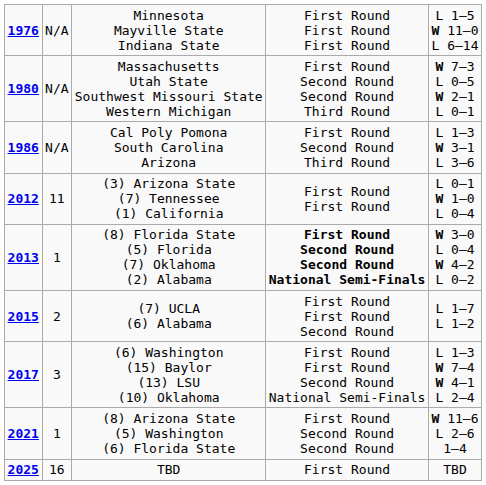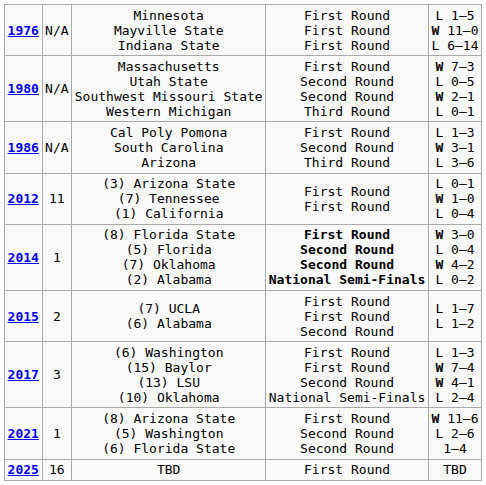(23, 257) 2013 -> (23, 257) 2014
